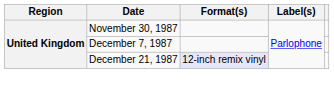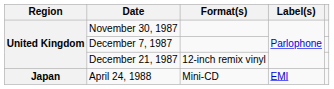(224, 60) lavender background -> (224, 60) no background
+ row: (120, 76)
